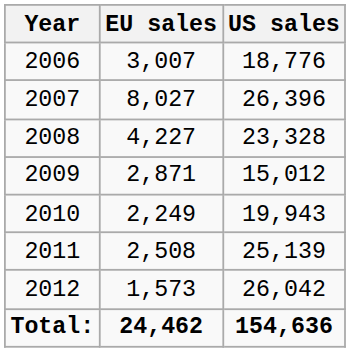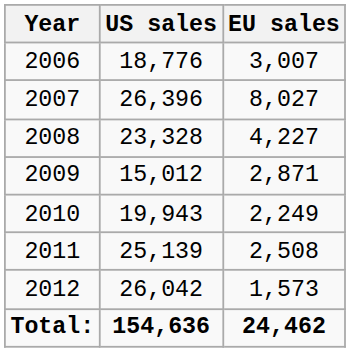columns swapped: (161, 24) <-> (284, 24)
